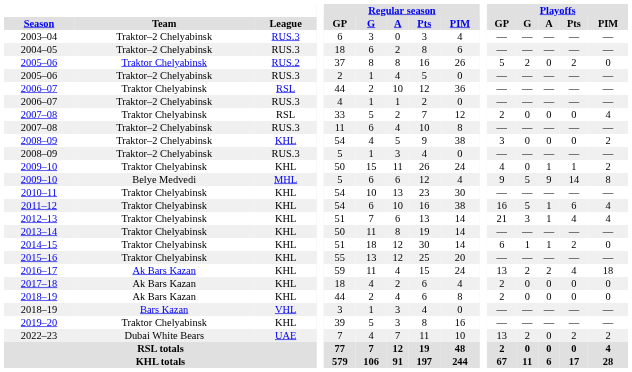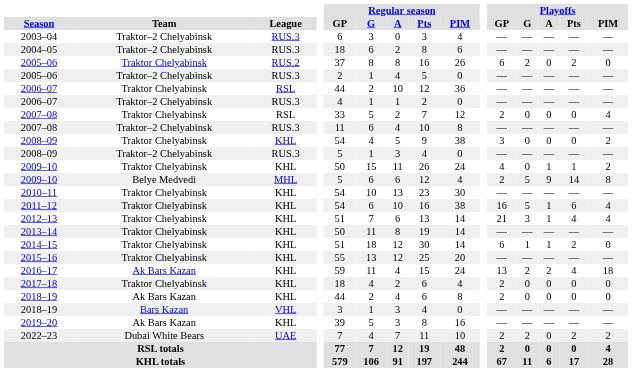(502, 62) 5 -> (502, 62) 6
(164, 140) Traktor–2 Chelyabinsk -> (164, 140) Traktor Chelyabinsk
(502, 179) 9 -> (502, 179) 2
(164, 283) Ak Bars Kazan -> (164, 283) Traktor Chelyabinsk
(164, 322) Traktor Chelyabinsk -> (164, 322) Ak Bars Kazan
(502, 335) 13 -> (502, 335) 2
